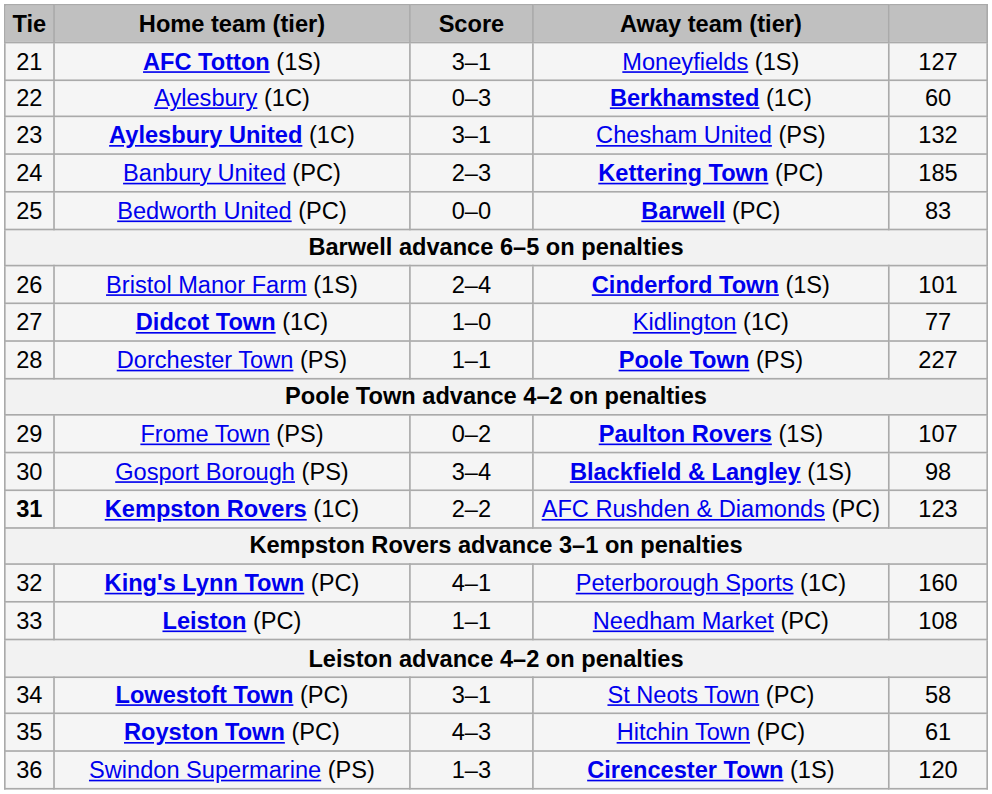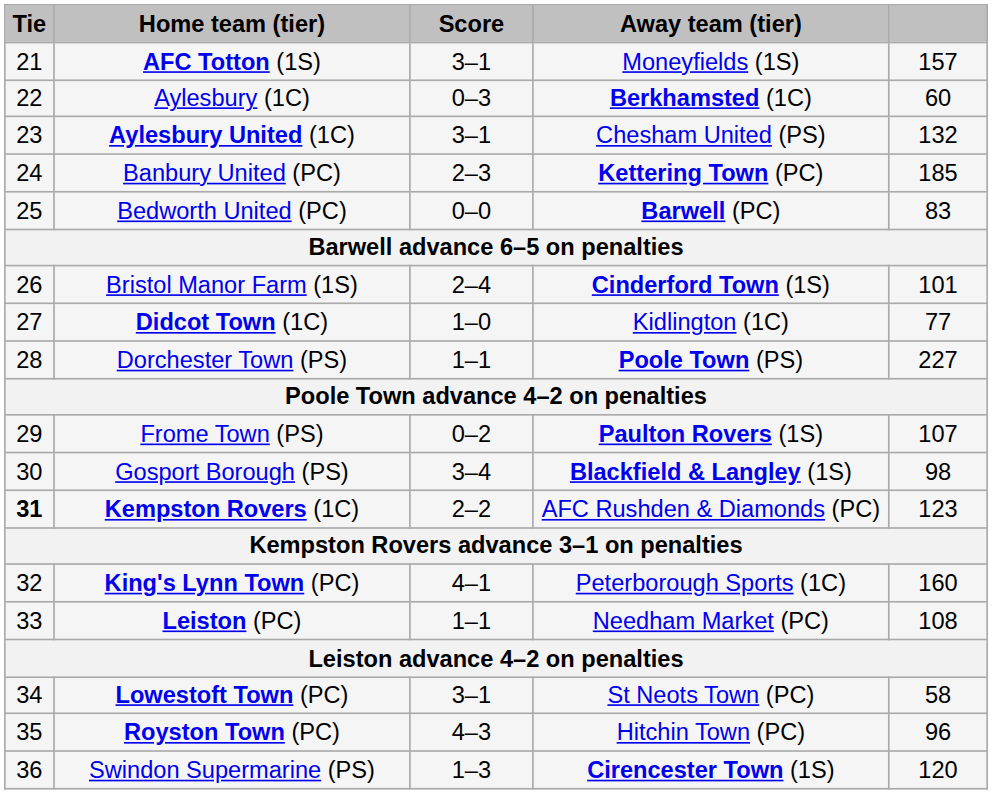(938, 61) 127 -> (938, 61) 157
(938, 733) 61 -> (938, 733) 96
